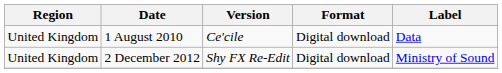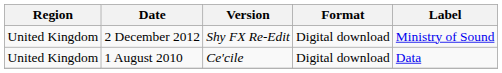rows swapped: (144, 36) <-> (152, 57)
